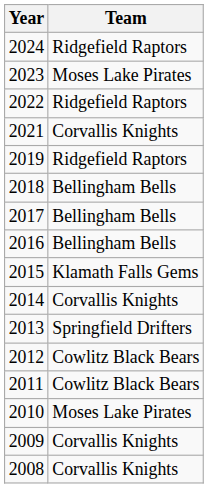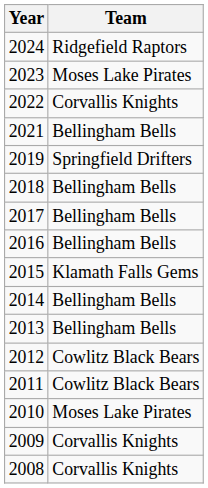(120, 103) Ridgefield Raptors -> (115, 103) Corvallis Knights
(115, 131) Corvallis Knights -> (114, 131) Bellingham Bells
(120, 159) Ridgefield Raptors -> (122, 159) Springfield Drifters
(115, 300) Corvallis Knights -> (114, 300) Bellingham Bells
(122, 328) Springfield Drifters -> (114, 328) Bellingham Bells
